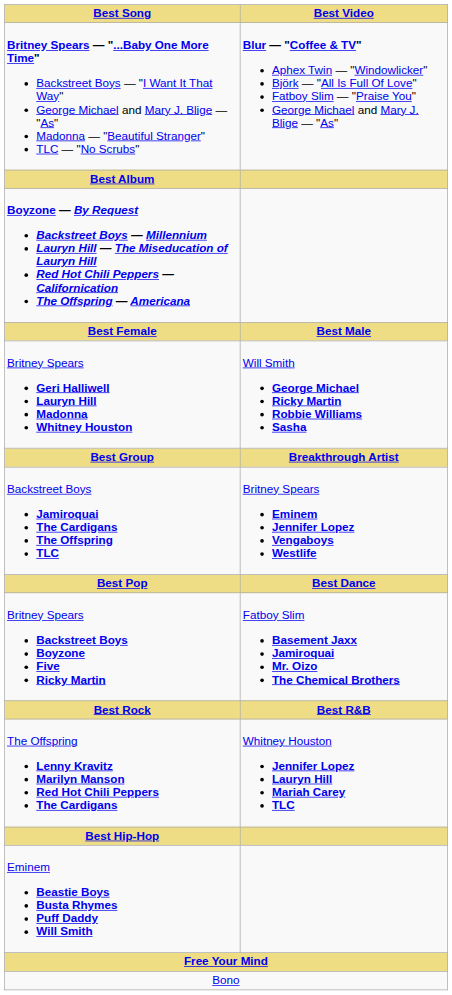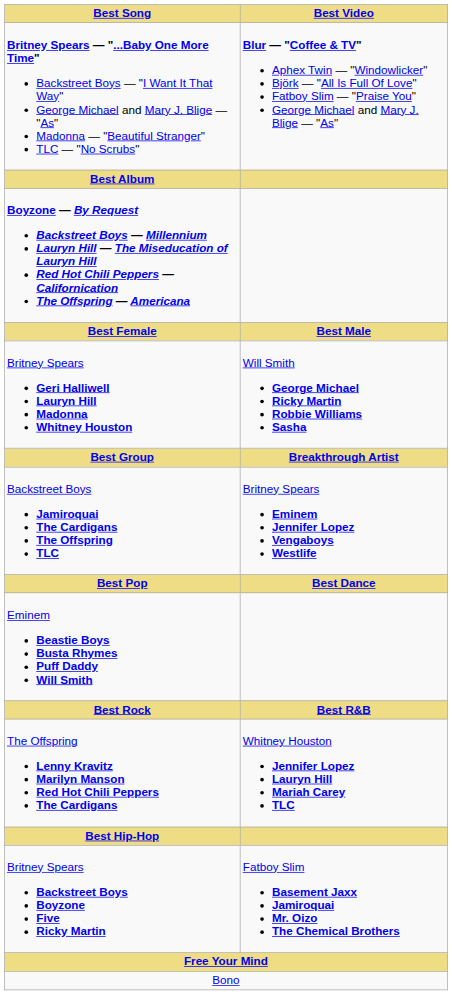rows swapped: (122, 648) <-> (122, 900)
